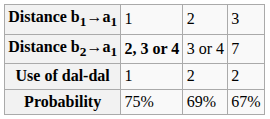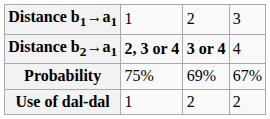(205, 48) normal -> (206, 48) bold
(235, 48) 7 -> (237, 48) 4
rows swapped: (63, 101) <-> (63, 76)
